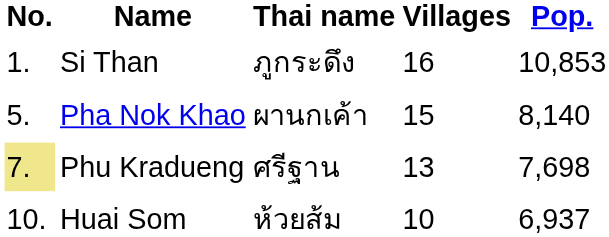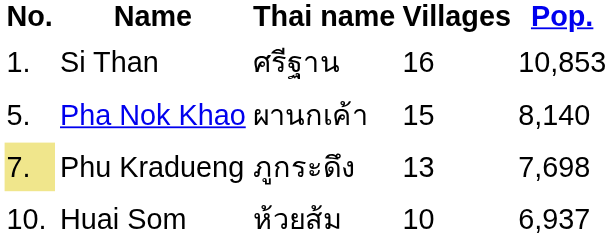(304, 62) ภูกระดึง -> (296, 62) ศรีฐาน
(296, 167) ศรีฐาน -> (304, 167) ภูกระดึง
